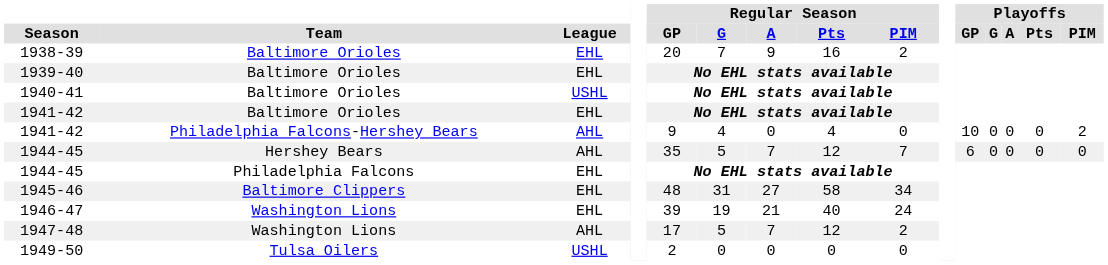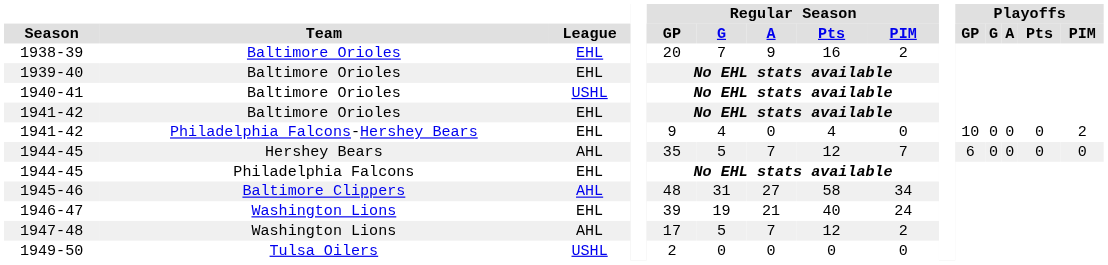(590, 132) AHL -> (590, 132) EHL
(590, 191) EHL -> (590, 191) AHL
